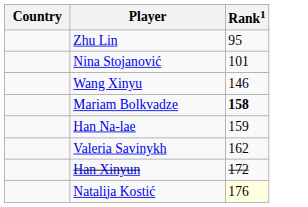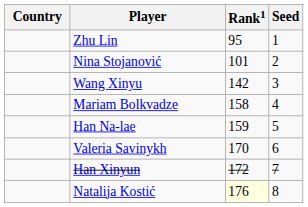+ column: (286, 17)
(239, 83) 146 -> (239, 83) 142
(239, 105) bold -> (239, 105) normal
(239, 148) 162 -> (239, 148) 170
